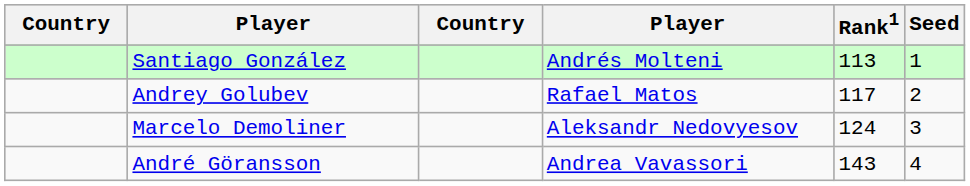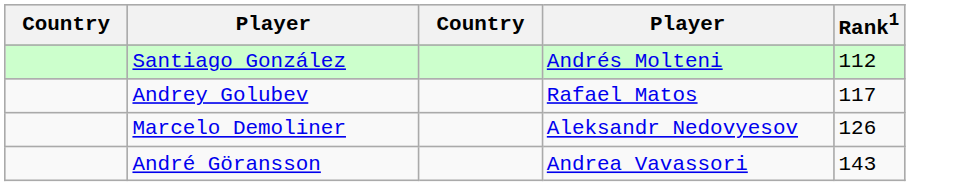- column: (934, 25)
(857, 61) 113 -> (857, 61) 112
(857, 130) 124 -> (857, 130) 126
